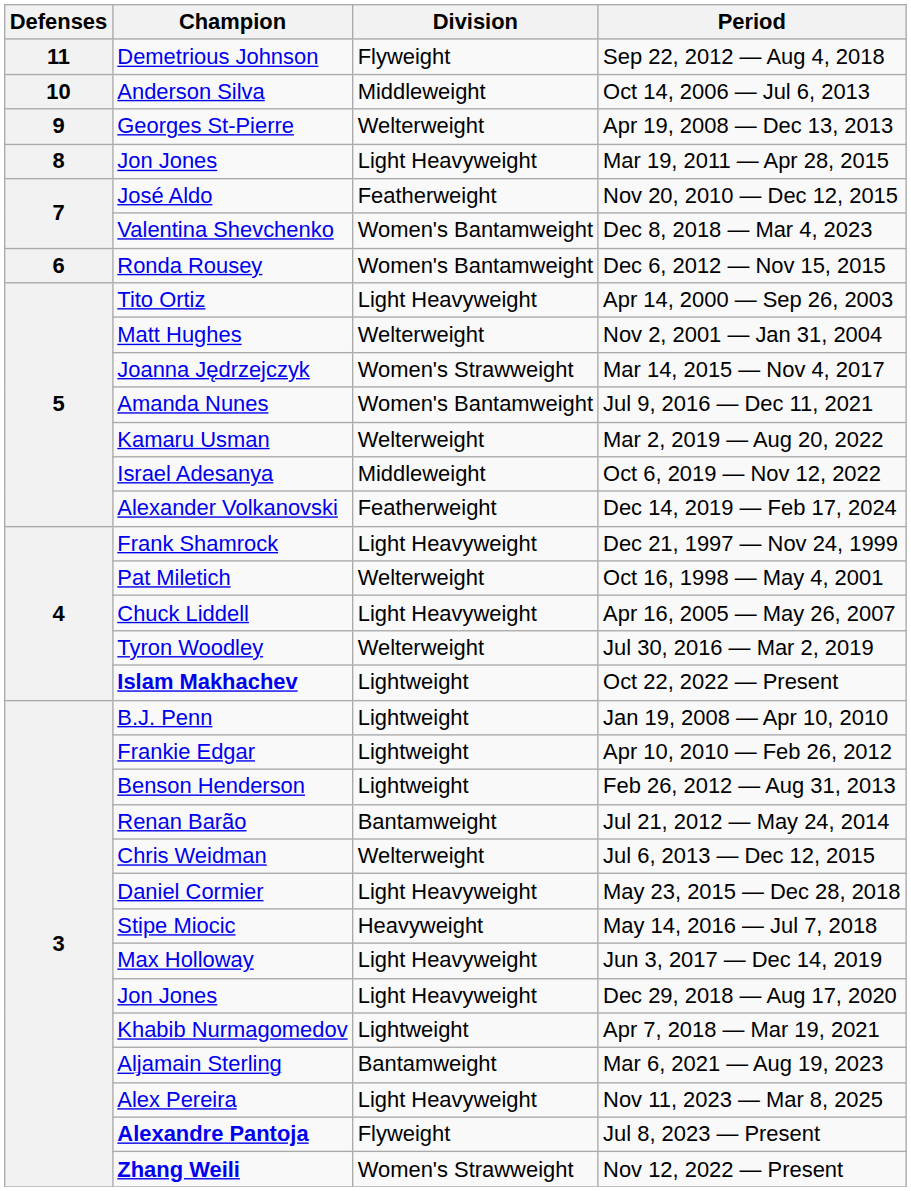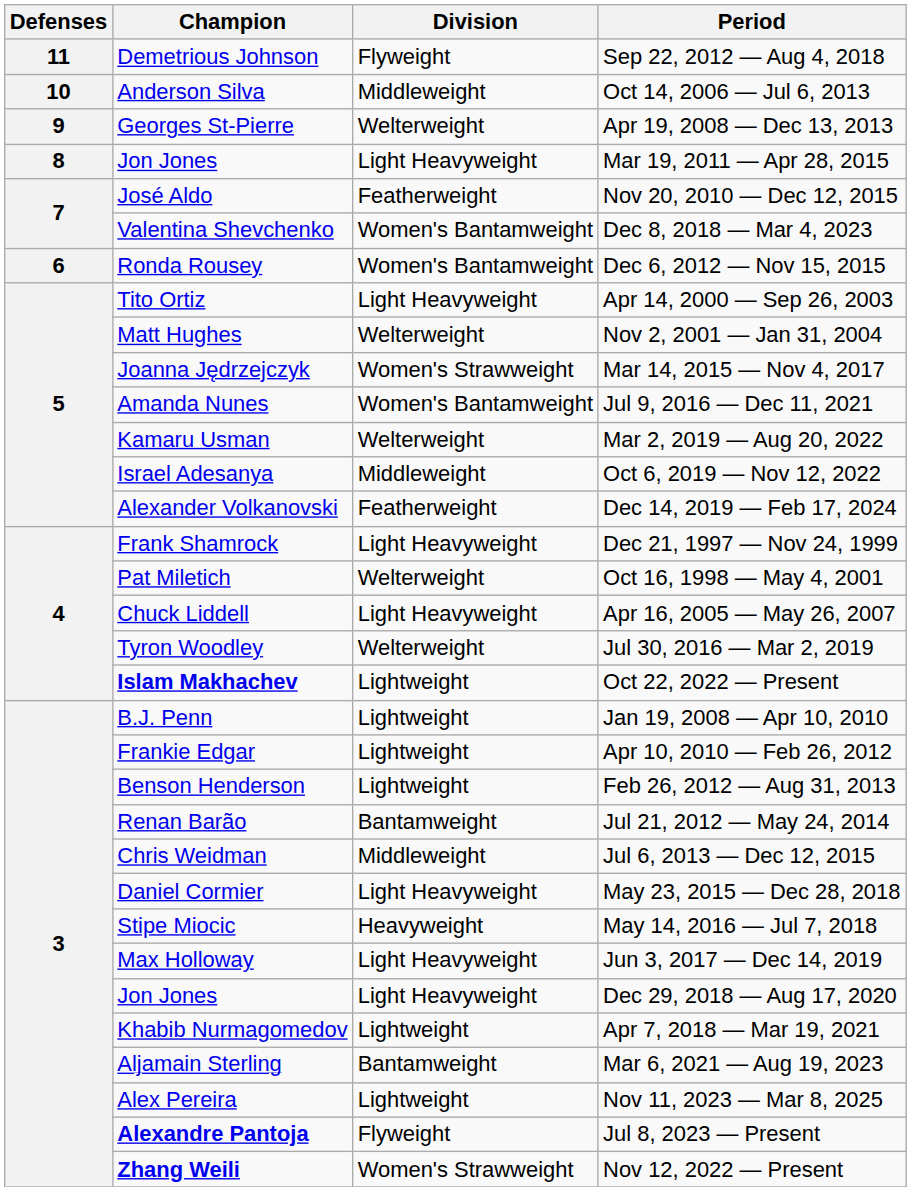(421, 856) Welterweight -> (422, 856) Middleweight
(447, 1099) Light Heavyweight -> (413, 1099) Lightweight
